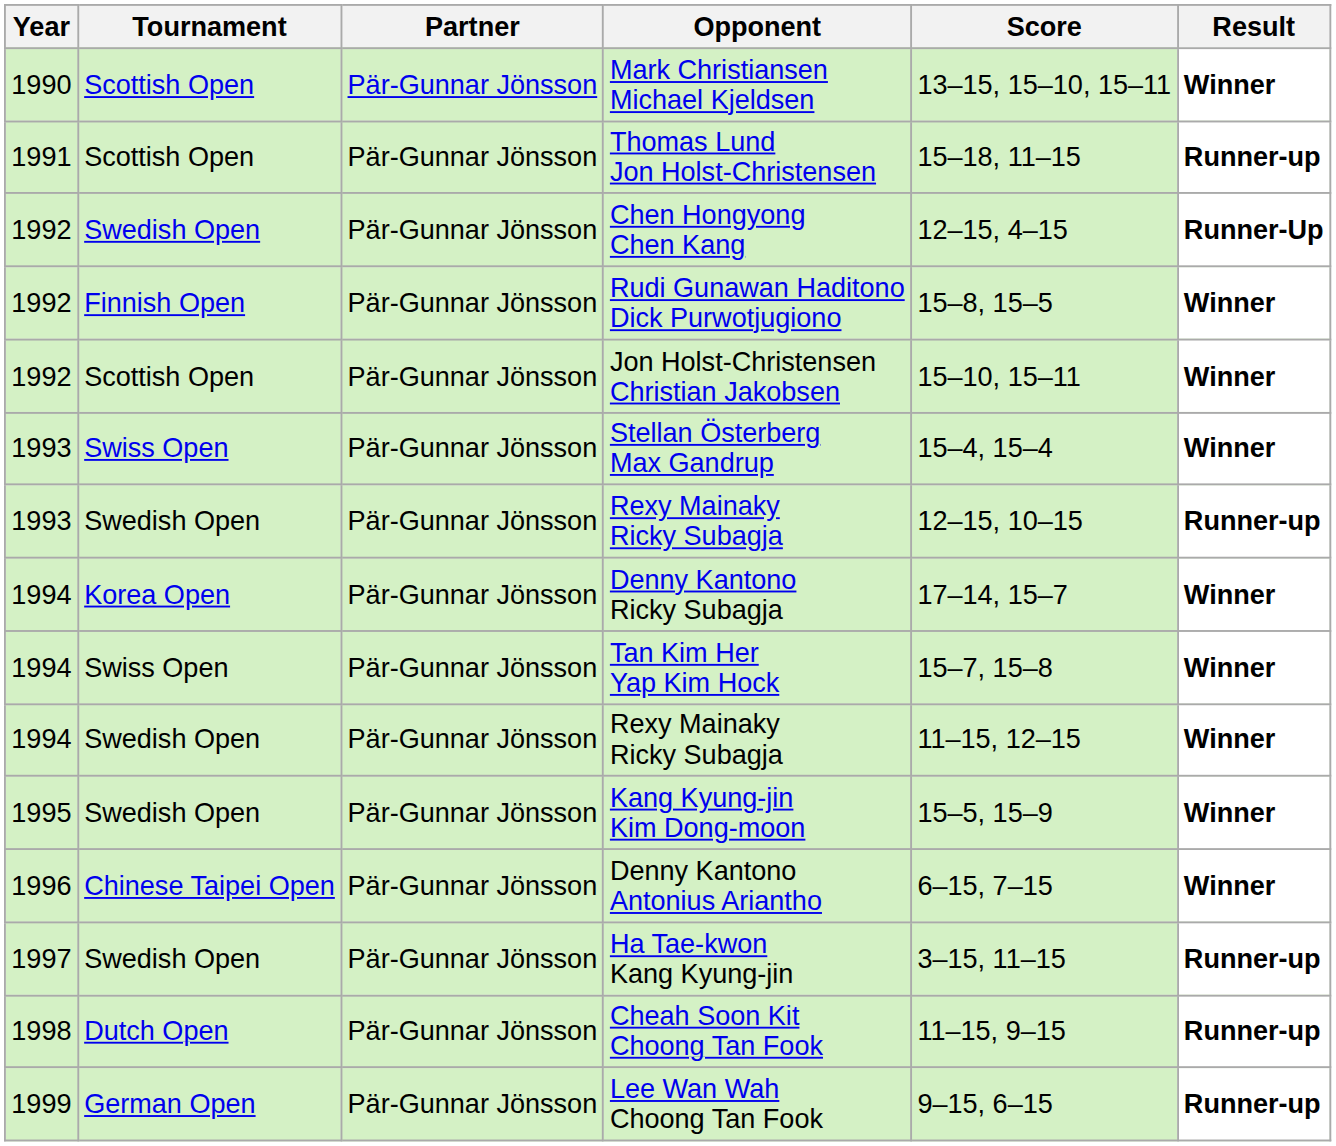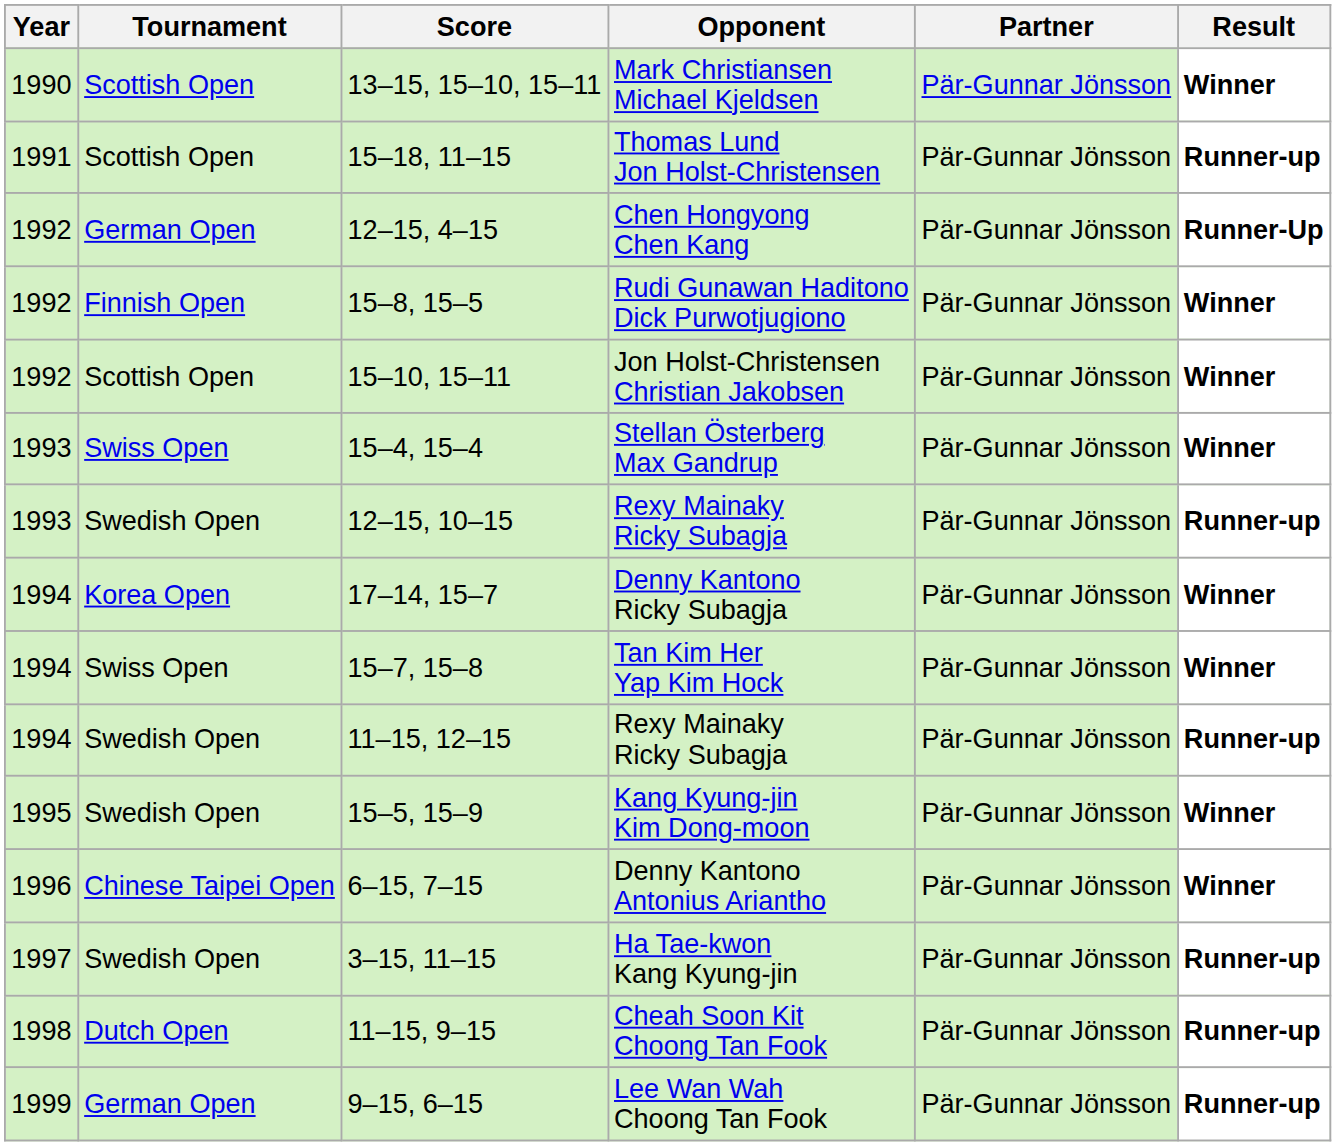columns swapped: (472, 27) <-> (1044, 27)
(172, 230) Swedish Open -> (170, 230) German Open
(1230, 740) Winner -> (1252, 740) Runner-up
